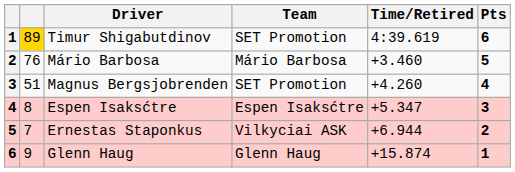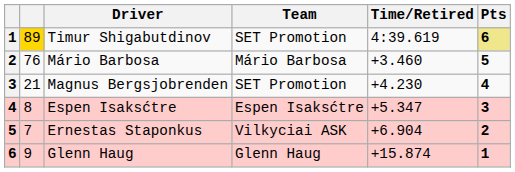(485, 40) no background -> (485, 40) khaki background
(32, 86) 51 -> (32, 86) 21
(397, 86) +4.260 -> (397, 86) +4.230
(397, 132) +6.944 -> (397, 132) +6.904
